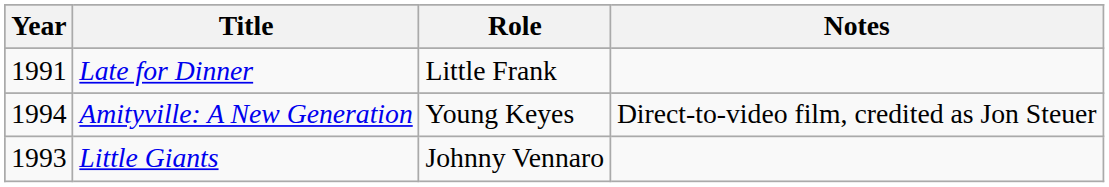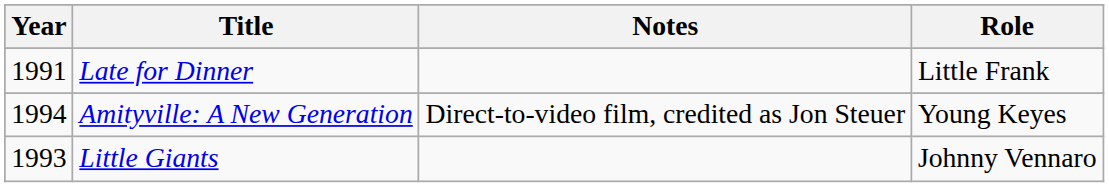columns swapped: (515, 26) <-> (857, 26)
